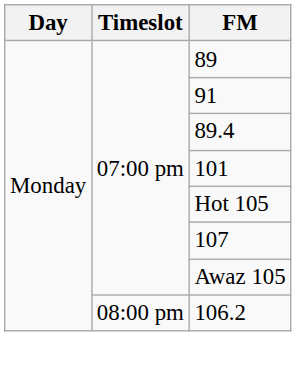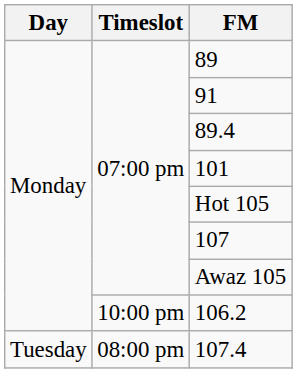(140, 312) 08:00 pm -> (141, 312) 10:00 pm
+ row: (221, 349)
